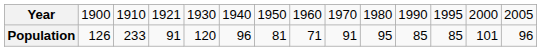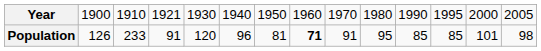(315, 35) normal -> (315, 35) bold
(526, 35) 96 -> (526, 35) 98
